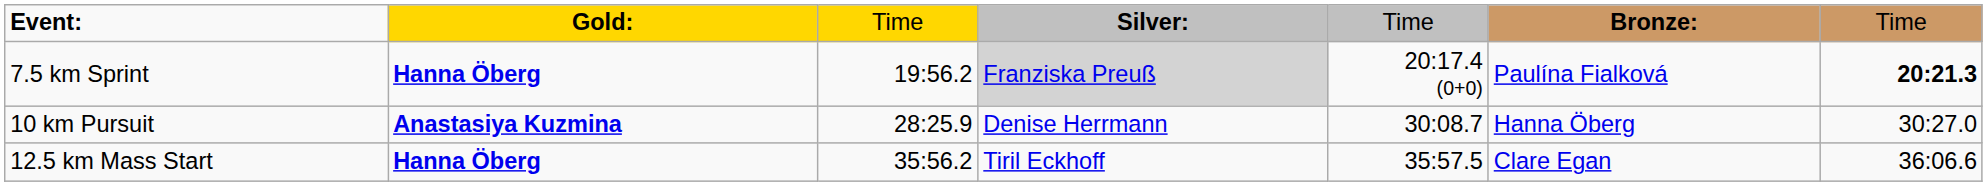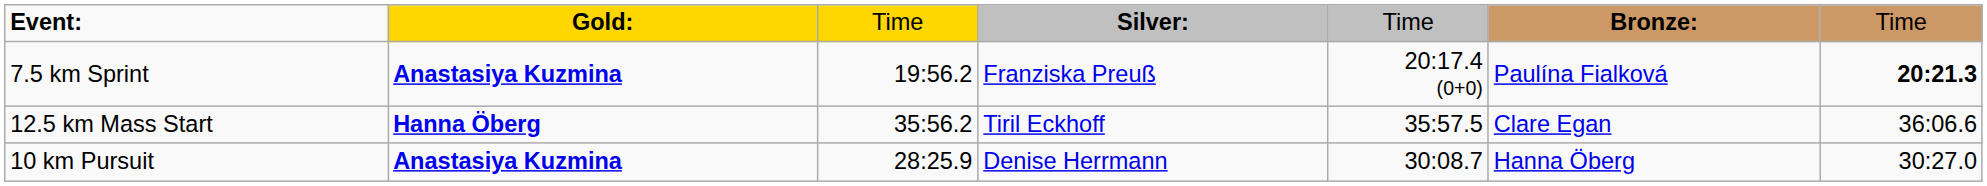(467, 73) Hanna Öberg -> (508, 73) Anastasiya Kuzmina
(1070, 73) lightgrey background -> (1070, 73) no background
rows swapped: (82, 124) <-> (111, 161)
